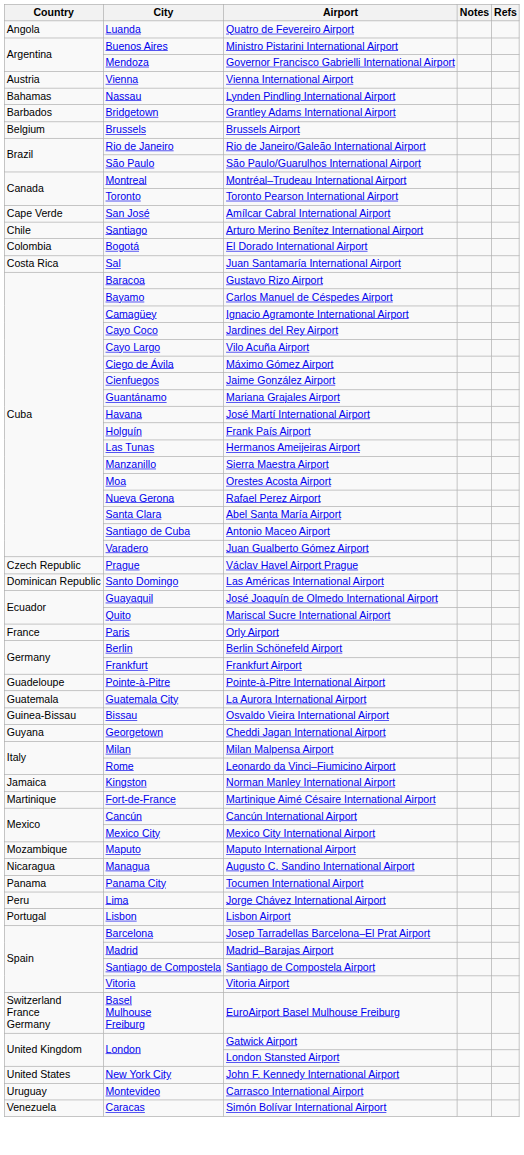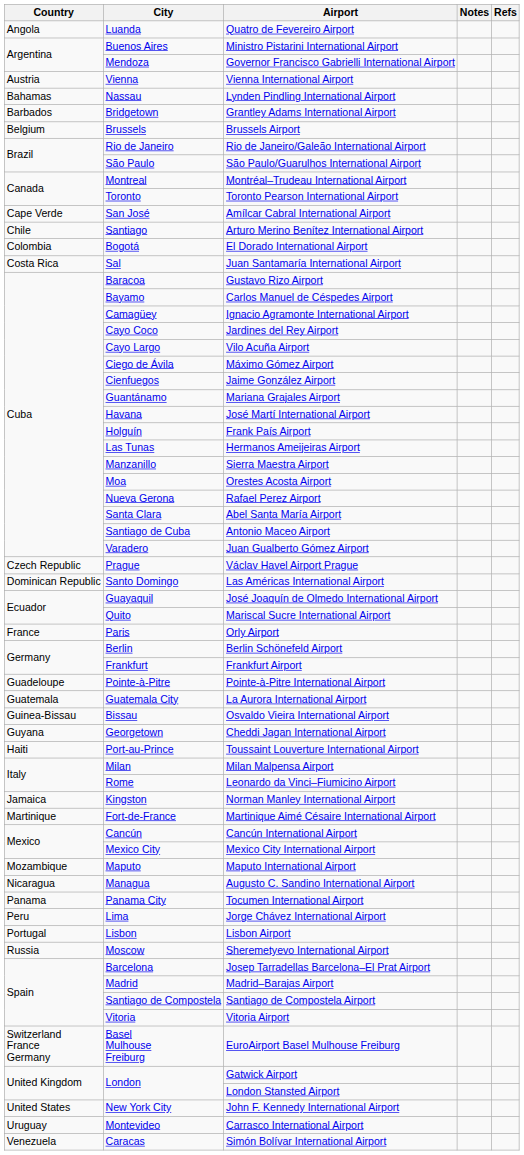+ row: (322, 749)
+ row: (307, 950)
